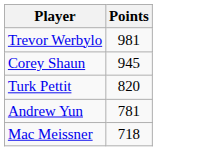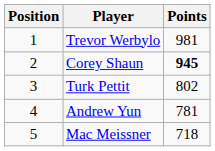+ column: (34, 16)
(129, 63) normal -> (187, 63) bold
(129, 87) 820 -> (187, 87) 802
